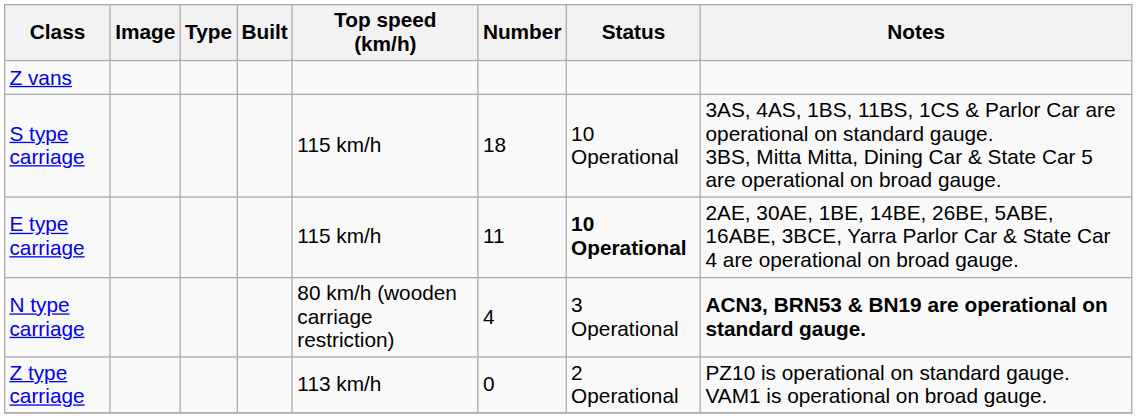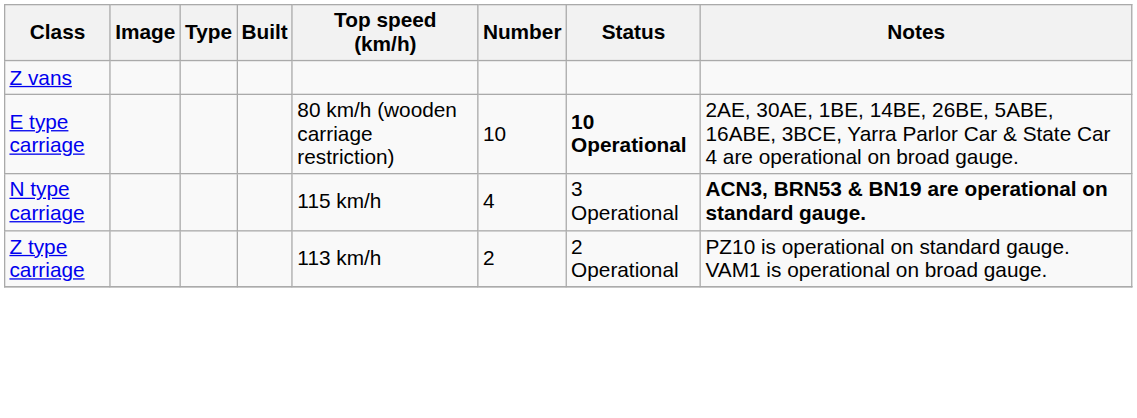- row: (47, 145)
(339, 236) 115 km/h -> (377, 133) 80 km/h (wooden carriage restriction)
(494, 236) 11 -> (494, 133) 10
(377, 316) 80 km/h (wooden carriage restriction) -> (339, 201) 115 km/h
(489, 384) 0 -> (489, 258) 2
